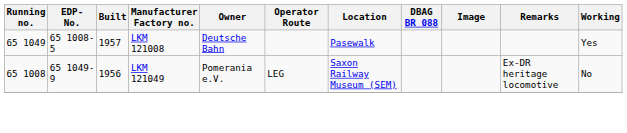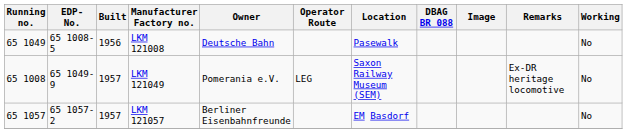(110, 43) 1957 -> (110, 43) 1956
(589, 43) Yes -> (586, 43) No
(110, 74) 1956 -> (110, 79) 1957
+ row: (148, 116)
